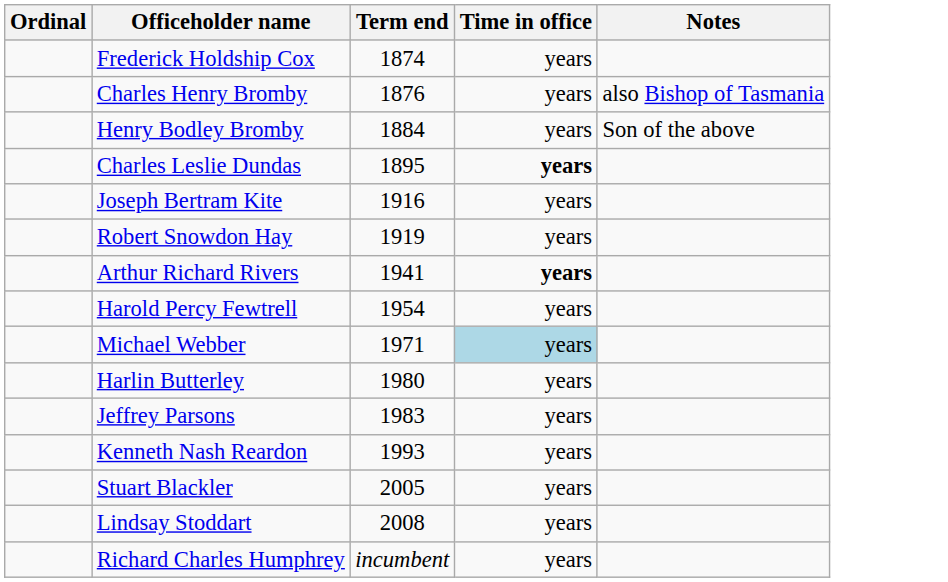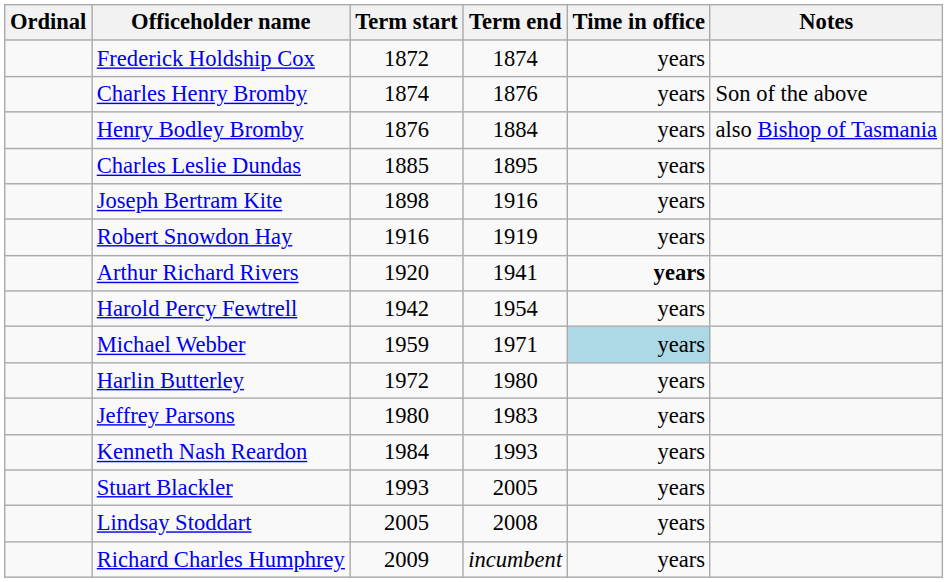+ column: (407, 22)
(713, 93) also Bishop of Tasmania -> (792, 93) Son of the above
(679, 129) Son of the above -> (826, 129) also Bishop of Tasmania
(566, 165) bold -> (681, 165) normal
